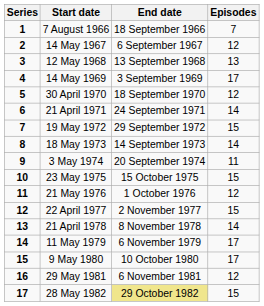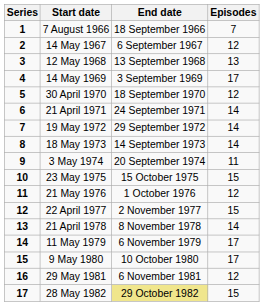(233, 128) 15 -> (233, 128) 14
